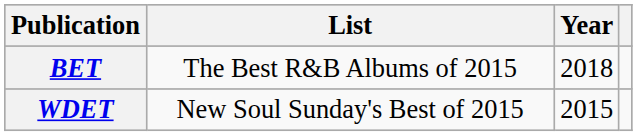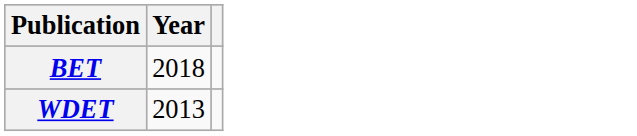- column: (350, 25)
(587, 109) 2015 -> (179, 109) 2013
